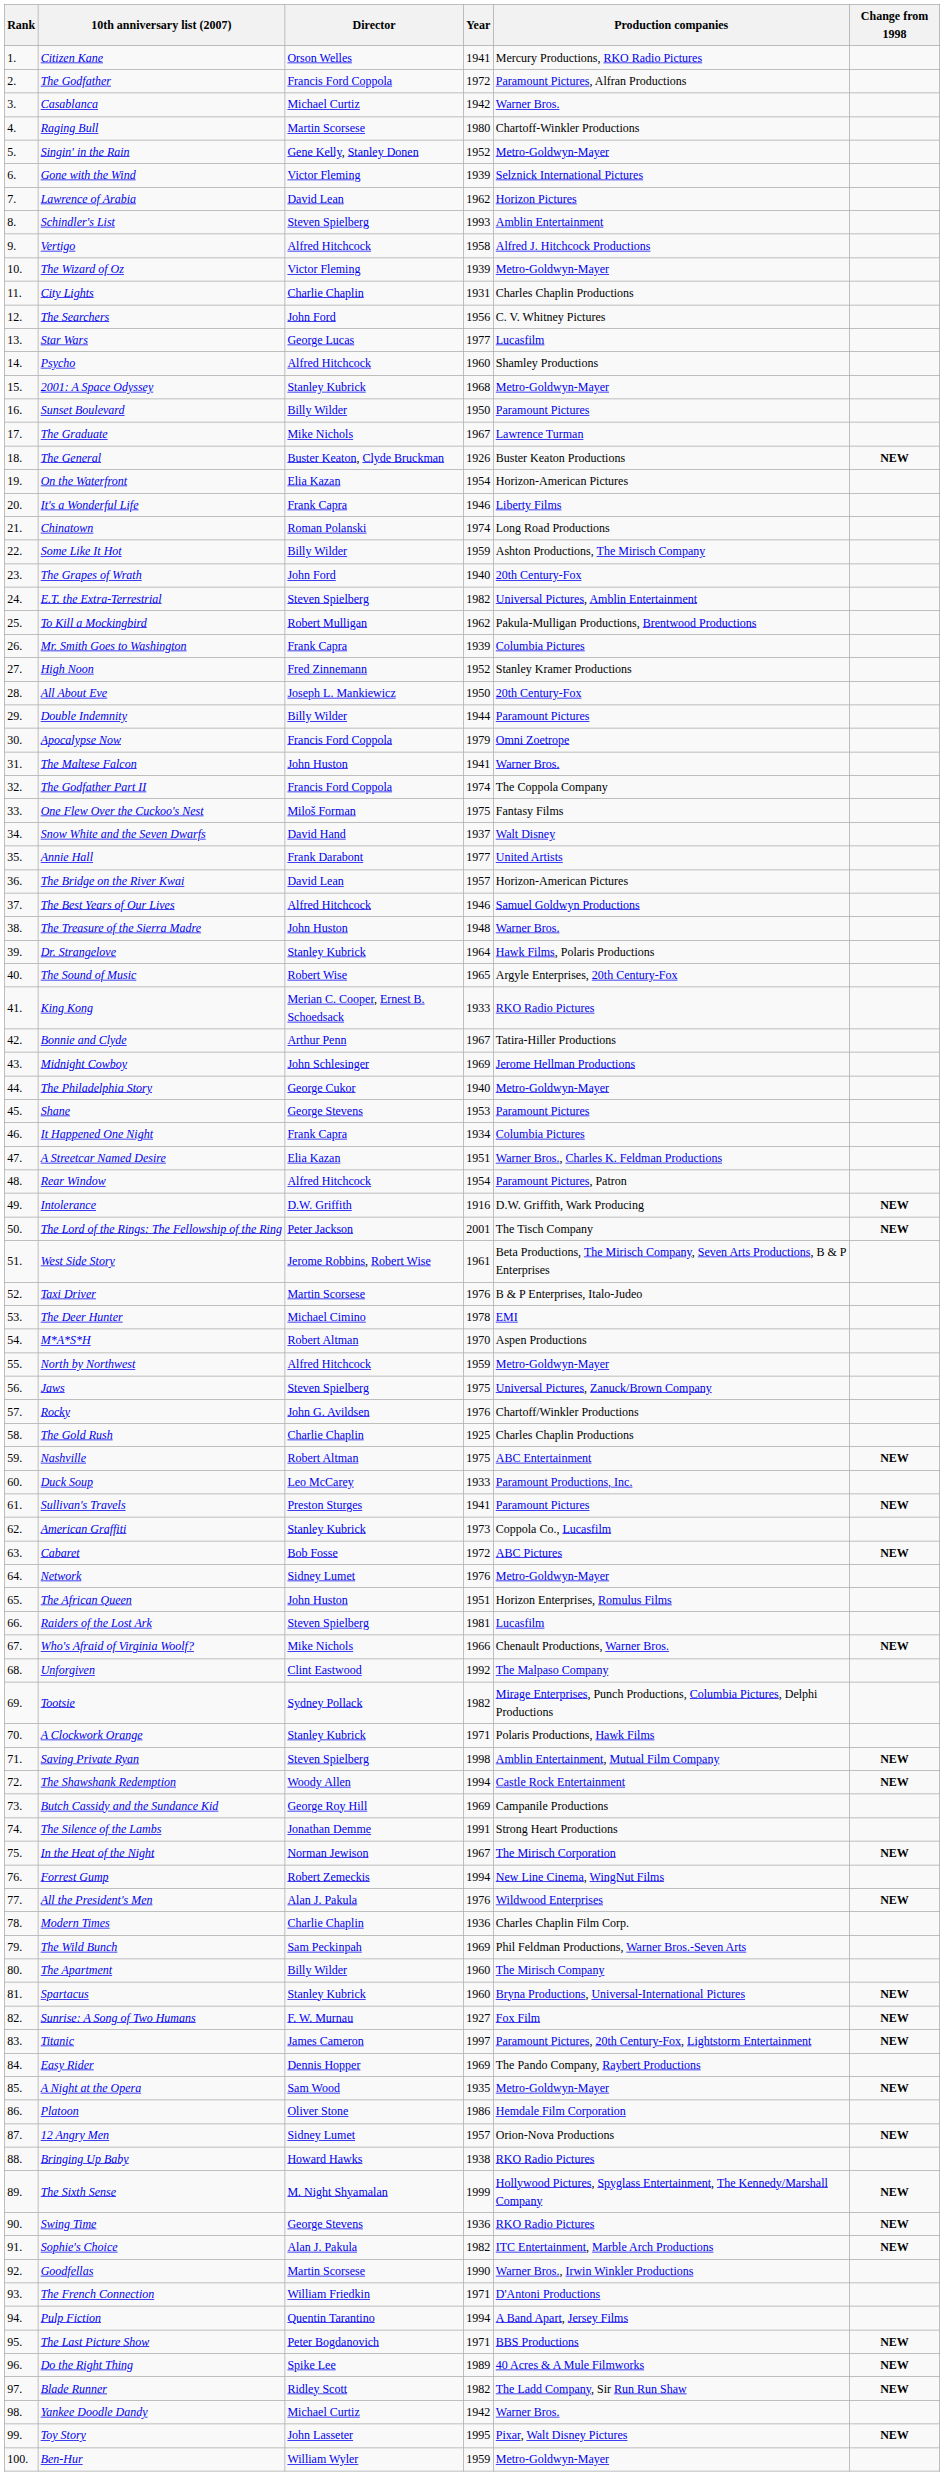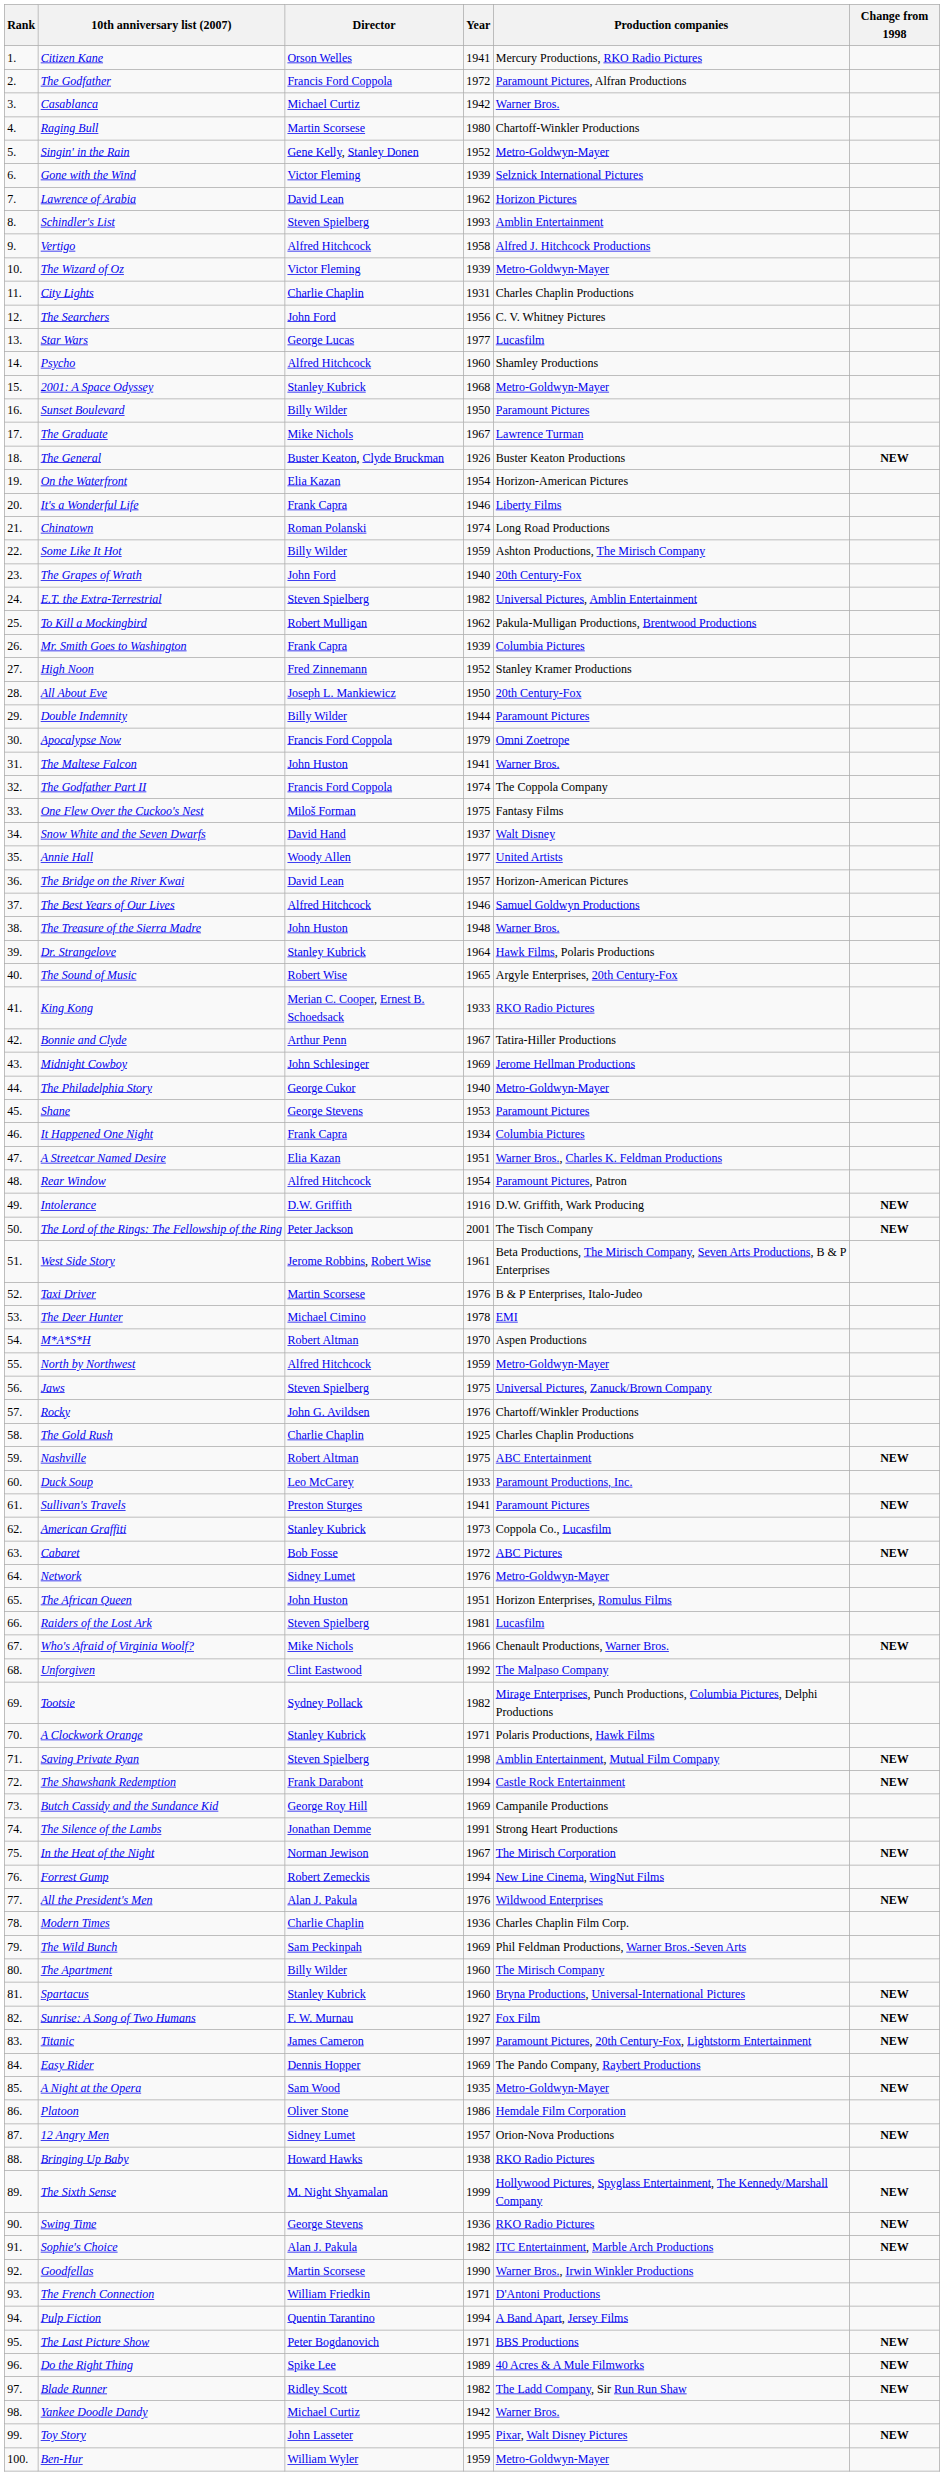(325, 857) Frank Darabont -> (319, 857) Woody Allen
(319, 1782) Woody Allen -> (325, 1782) Frank Darabont
